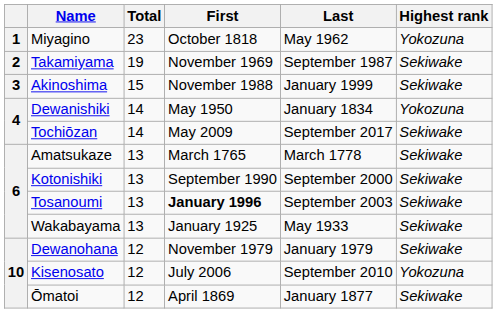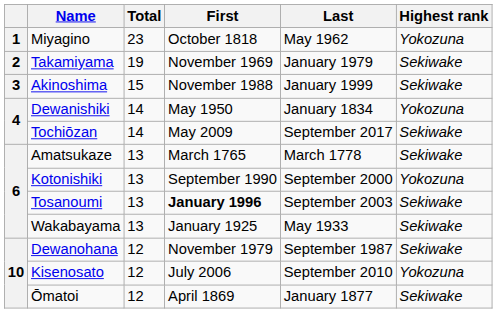(338, 62) September 1987 -> (328, 62) January 1979
(431, 179) Sekiwake -> (432, 179) Yokozuna
(328, 249) January 1979 -> (338, 249) September 1987
